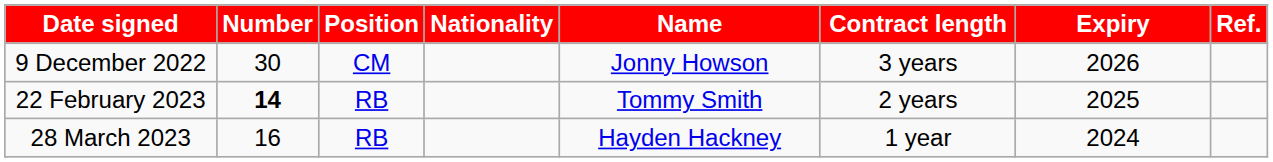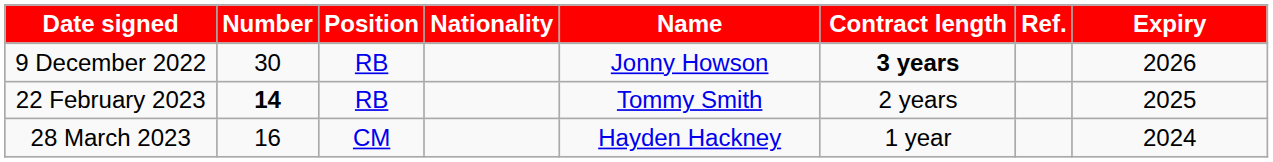columns swapped: (1113, 24) <-> (1239, 24)
(372, 62) CM -> (372, 62) RB
(918, 62) normal -> (918, 62) bold
(372, 138) RB -> (372, 138) CM
